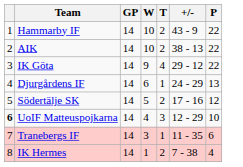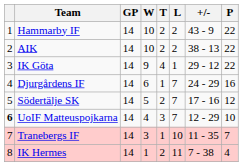+ column: (177, 13)
(214, 83) 13 -> (230, 83) 16
(211, 135) 6 -> (227, 135) 7
